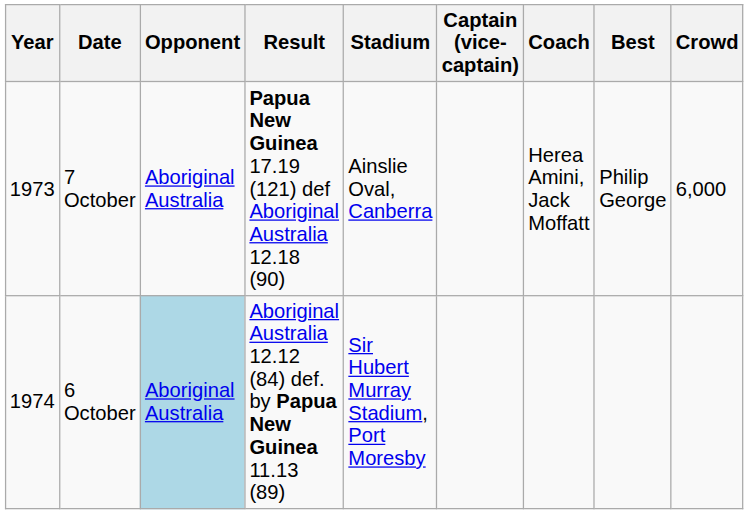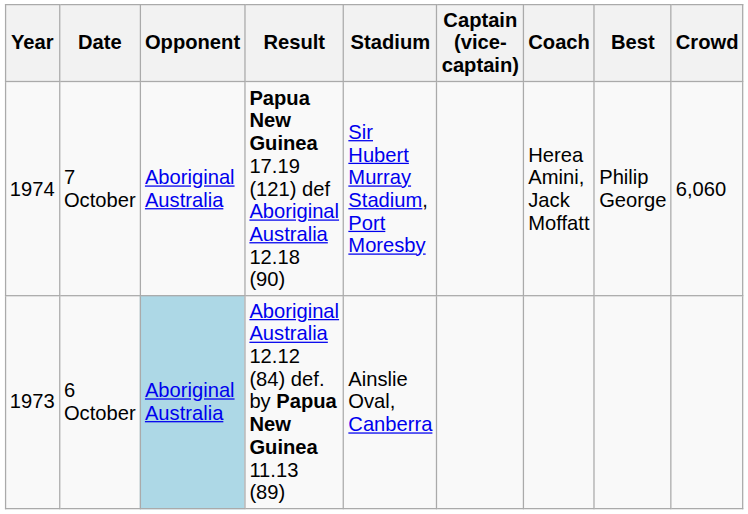(32, 188) 1973 -> (32, 188) 1974
(390, 188) Ainslie Oval, Canberra -> (388, 188) Sir Hubert Murray Stadium, Port Moresby
(701, 188) 6,000 -> (701, 188) 6,060
(32, 401) 1974 -> (32, 401) 1973
(388, 401) Sir Hubert Murray Stadium, Port Moresby -> (390, 401) Ainslie Oval, Canberra
